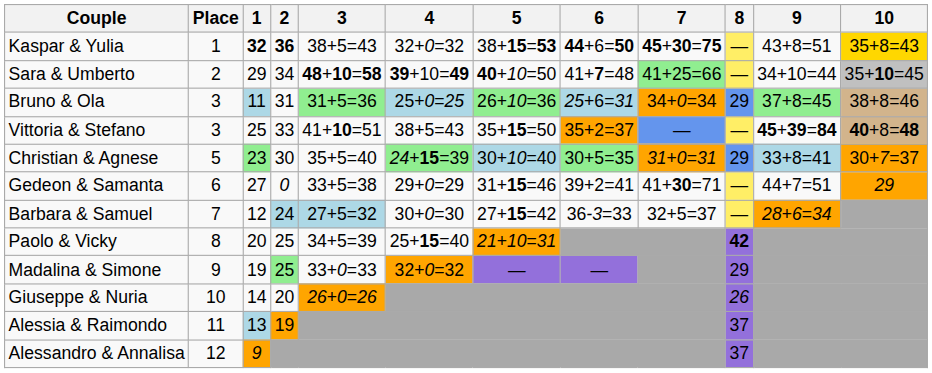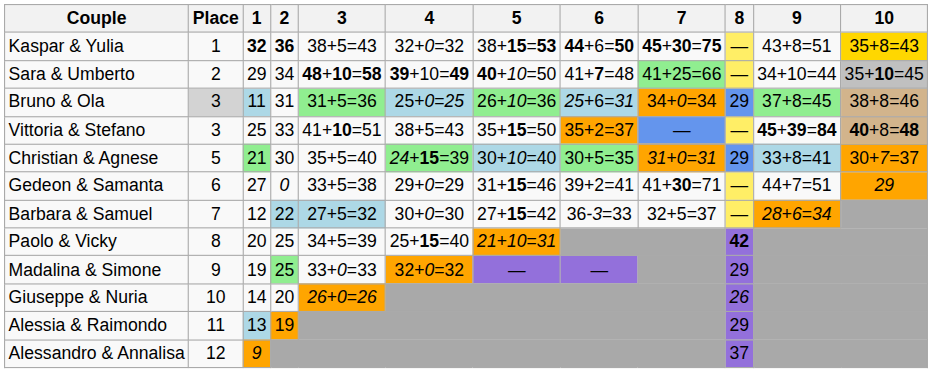(216, 102) no background -> (216, 102) lightgrey background
(257, 158) 23 -> (257, 158) 21
(284, 213) 24 -> (284, 213) 22
(739, 325) 37 -> (739, 325) 29
